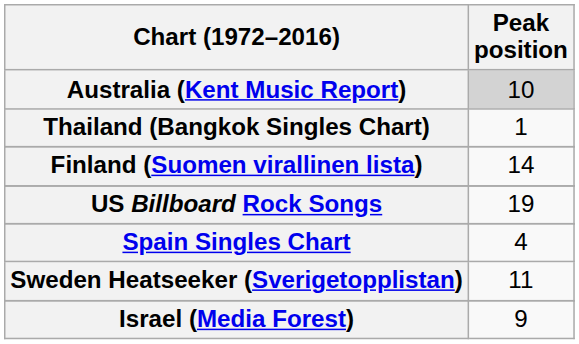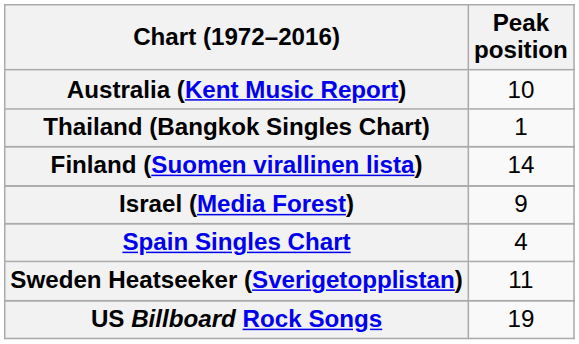(521, 89) lightgrey background -> (521, 89) no background
rows swapped: (237, 319) <-> (237, 204)
